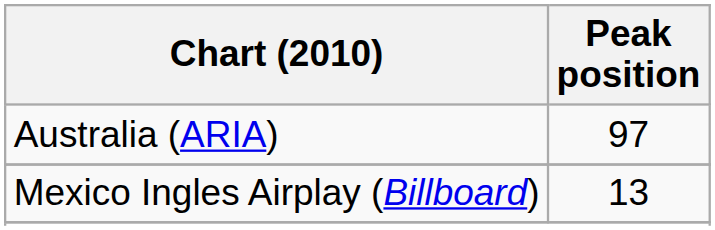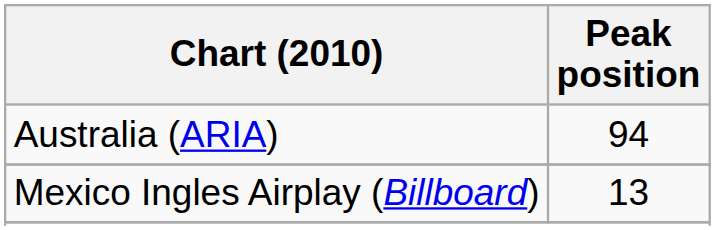(628, 134) 97 -> (628, 134) 94
